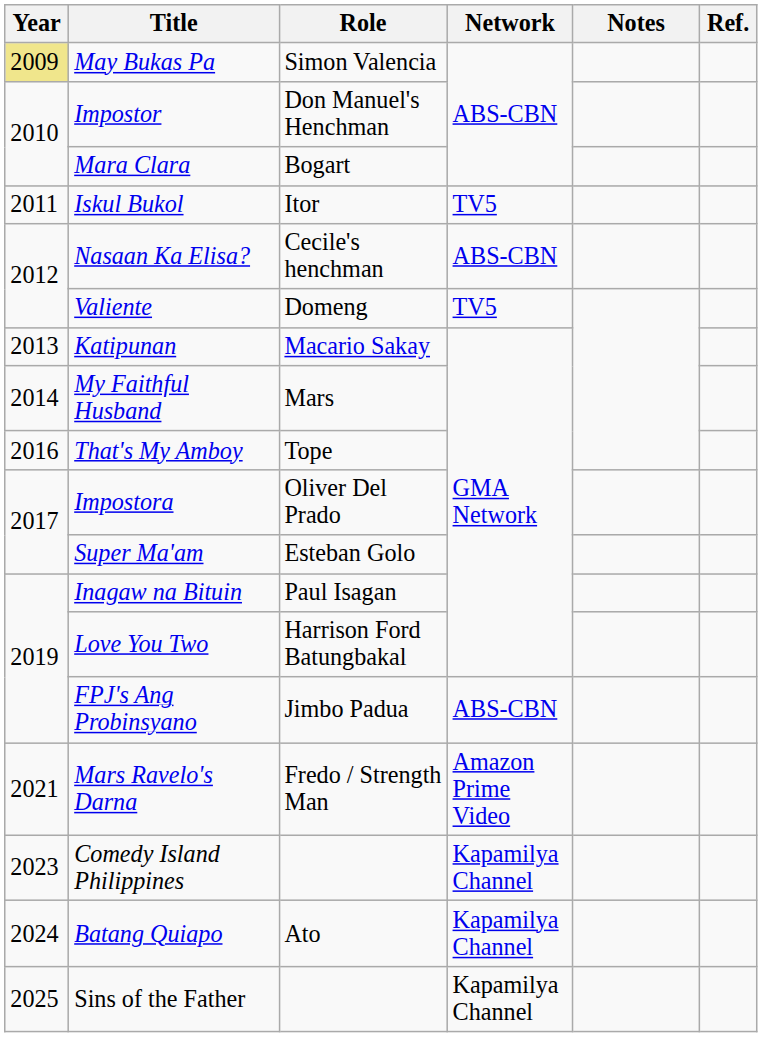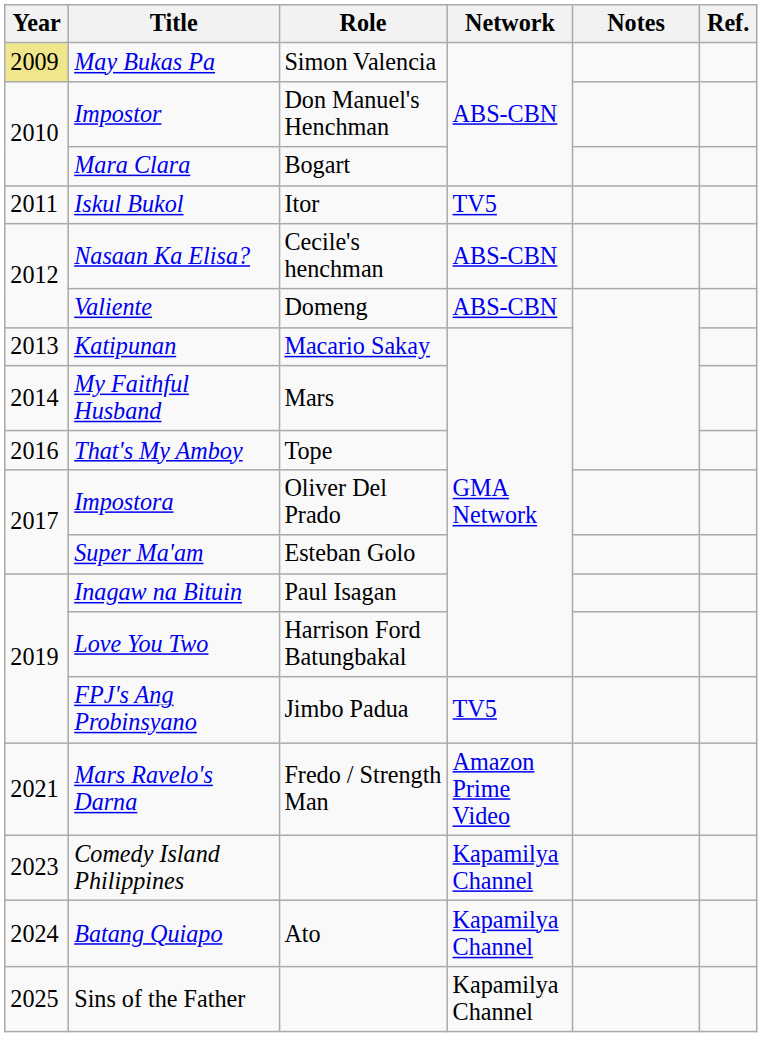(475, 307) TV5 -> (505, 307) ABS-CBN
(505, 709) ABS-CBN -> (475, 709) TV5
